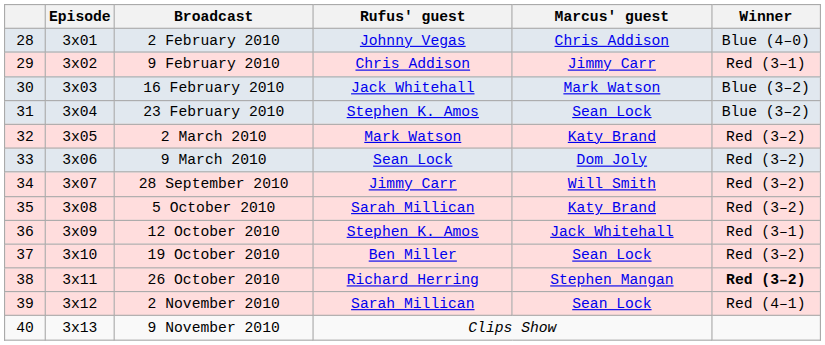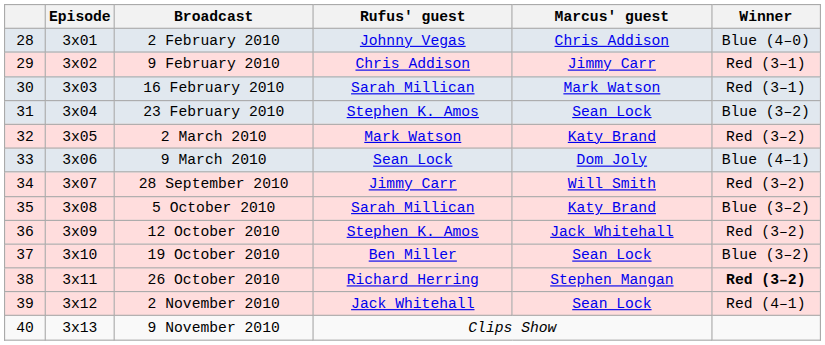(413, 88) Jack Whitehall -> (413, 88) Sarah Millican
(766, 88) Blue (3–2) -> (766, 88) Red (3–1)
(766, 160) Red (3–2) -> (766, 160) Blue (4–1)
(766, 208) Red (3–2) -> (766, 208) Blue (3–2)
(766, 232) Red (3–1) -> (766, 232) Red (3–2)
(766, 256) Red (3–2) -> (766, 256) Blue (3–2)
(413, 304) Sarah Millican -> (413, 304) Jack Whitehall
